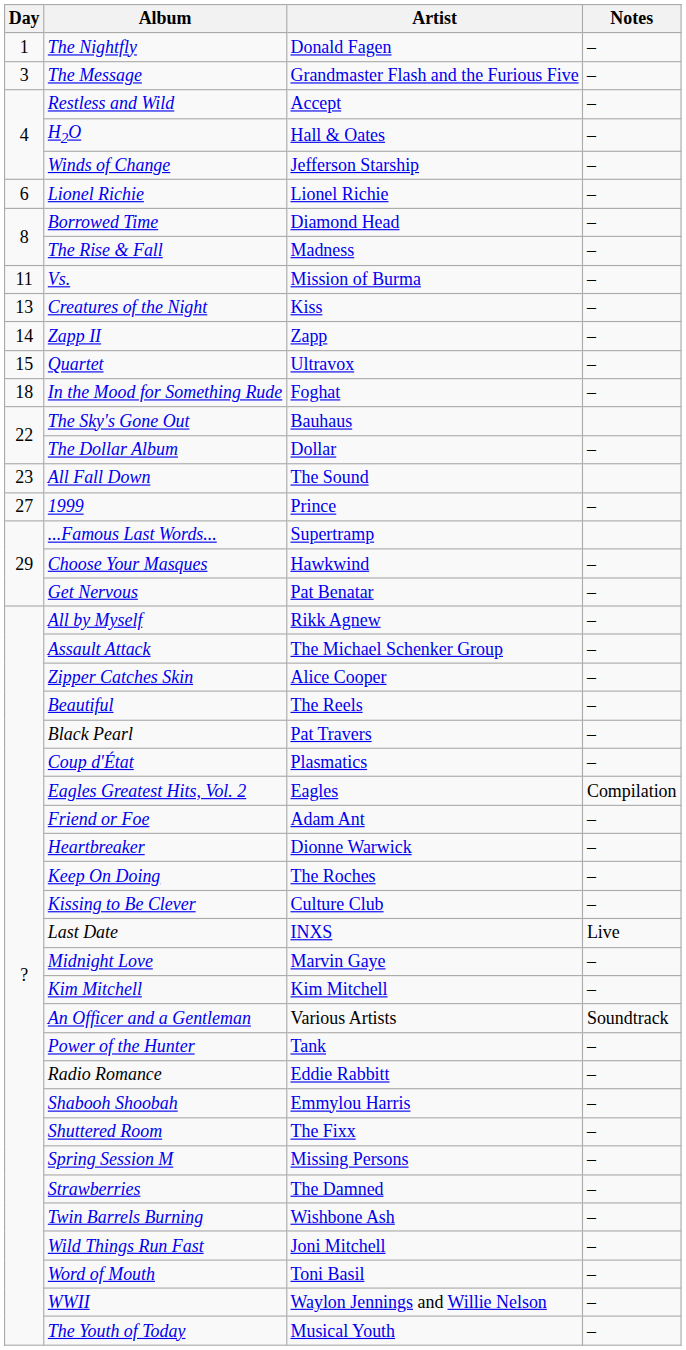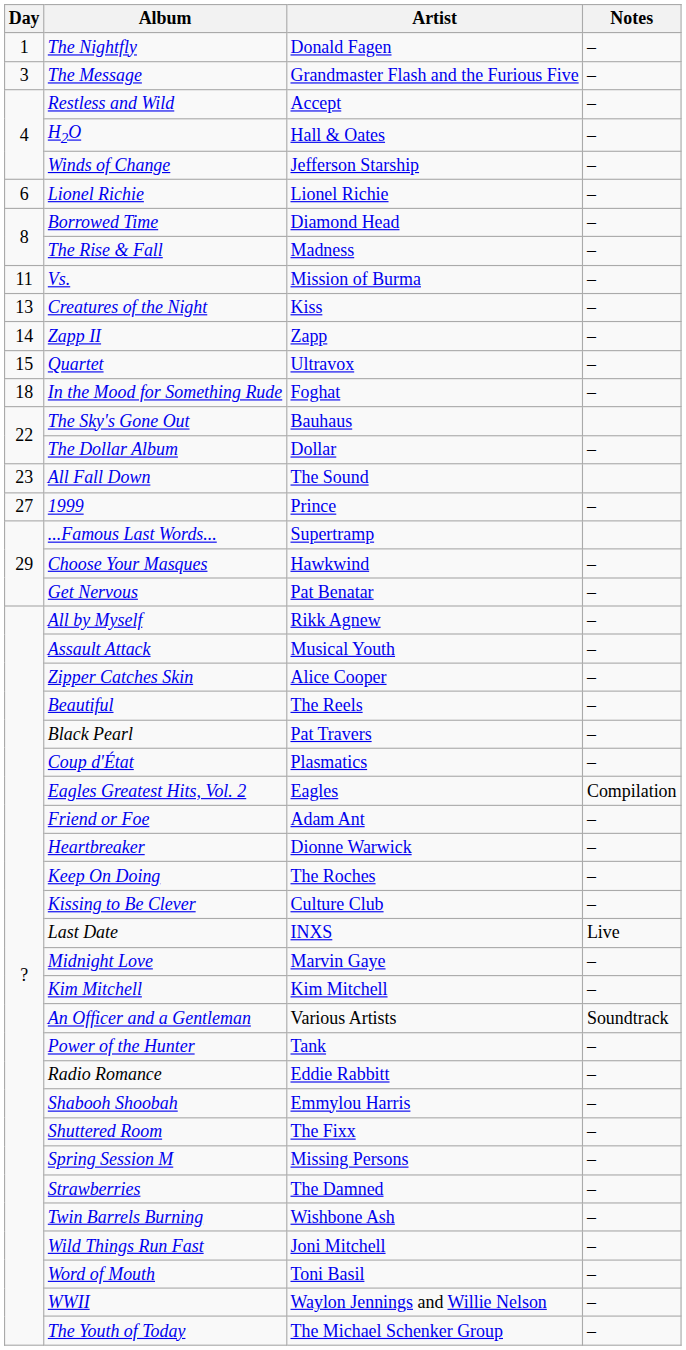(397, 648) The Michael Schenker Group -> (343, 648) Musical Youth
(343, 1330) Musical Youth -> (397, 1330) The Michael Schenker Group
